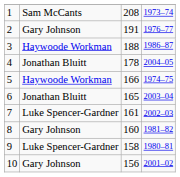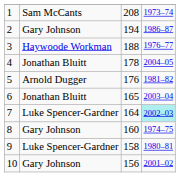(131, 29) 191 -> (131, 29) 194
(158, 29) 1976–77 -> (158, 29) 1986–87
(158, 46) 1986–87 -> (158, 46) 1976–77
(67, 79) Haywoode Workman -> (54, 79) Arnold Dugger
(131, 79) 166 -> (131, 79) 176
(158, 79) 1974–75 -> (158, 79) 1981–82
(131, 113) 161 -> (131, 113) 164
(158, 113) no background -> (158, 113) paleturquoise background
(158, 130) 1981–82 -> (158, 130) 1974–75
